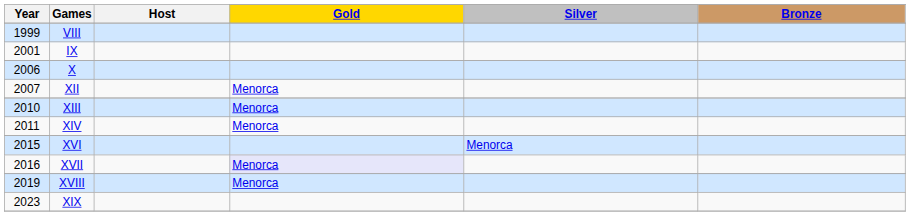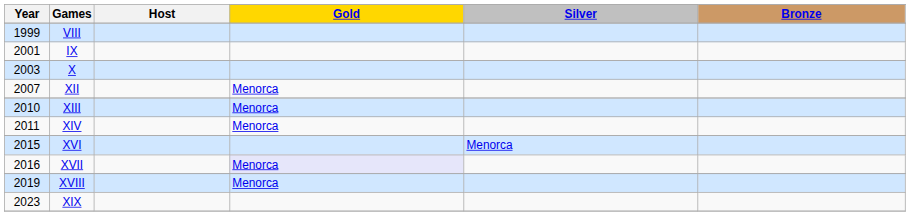(27, 70) 2006 -> (27, 70) 2003
